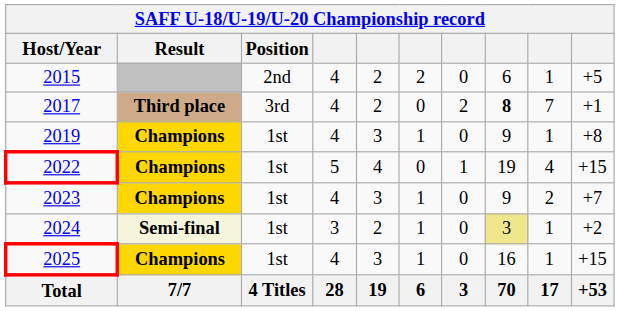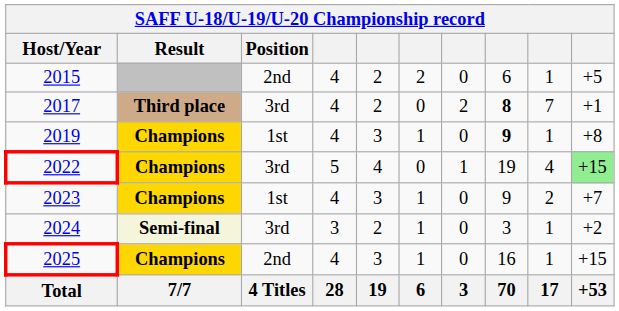(506, 136) normal -> (506, 136) bold
(277, 167) 1st -> (277, 167) 3rd
(592, 167) no background -> (592, 167) lightgreen background
(277, 228) 1st -> (277, 228) 3rd
(506, 228) khaki background -> (506, 228) no background
(277, 259) 1st -> (277, 259) 2nd
